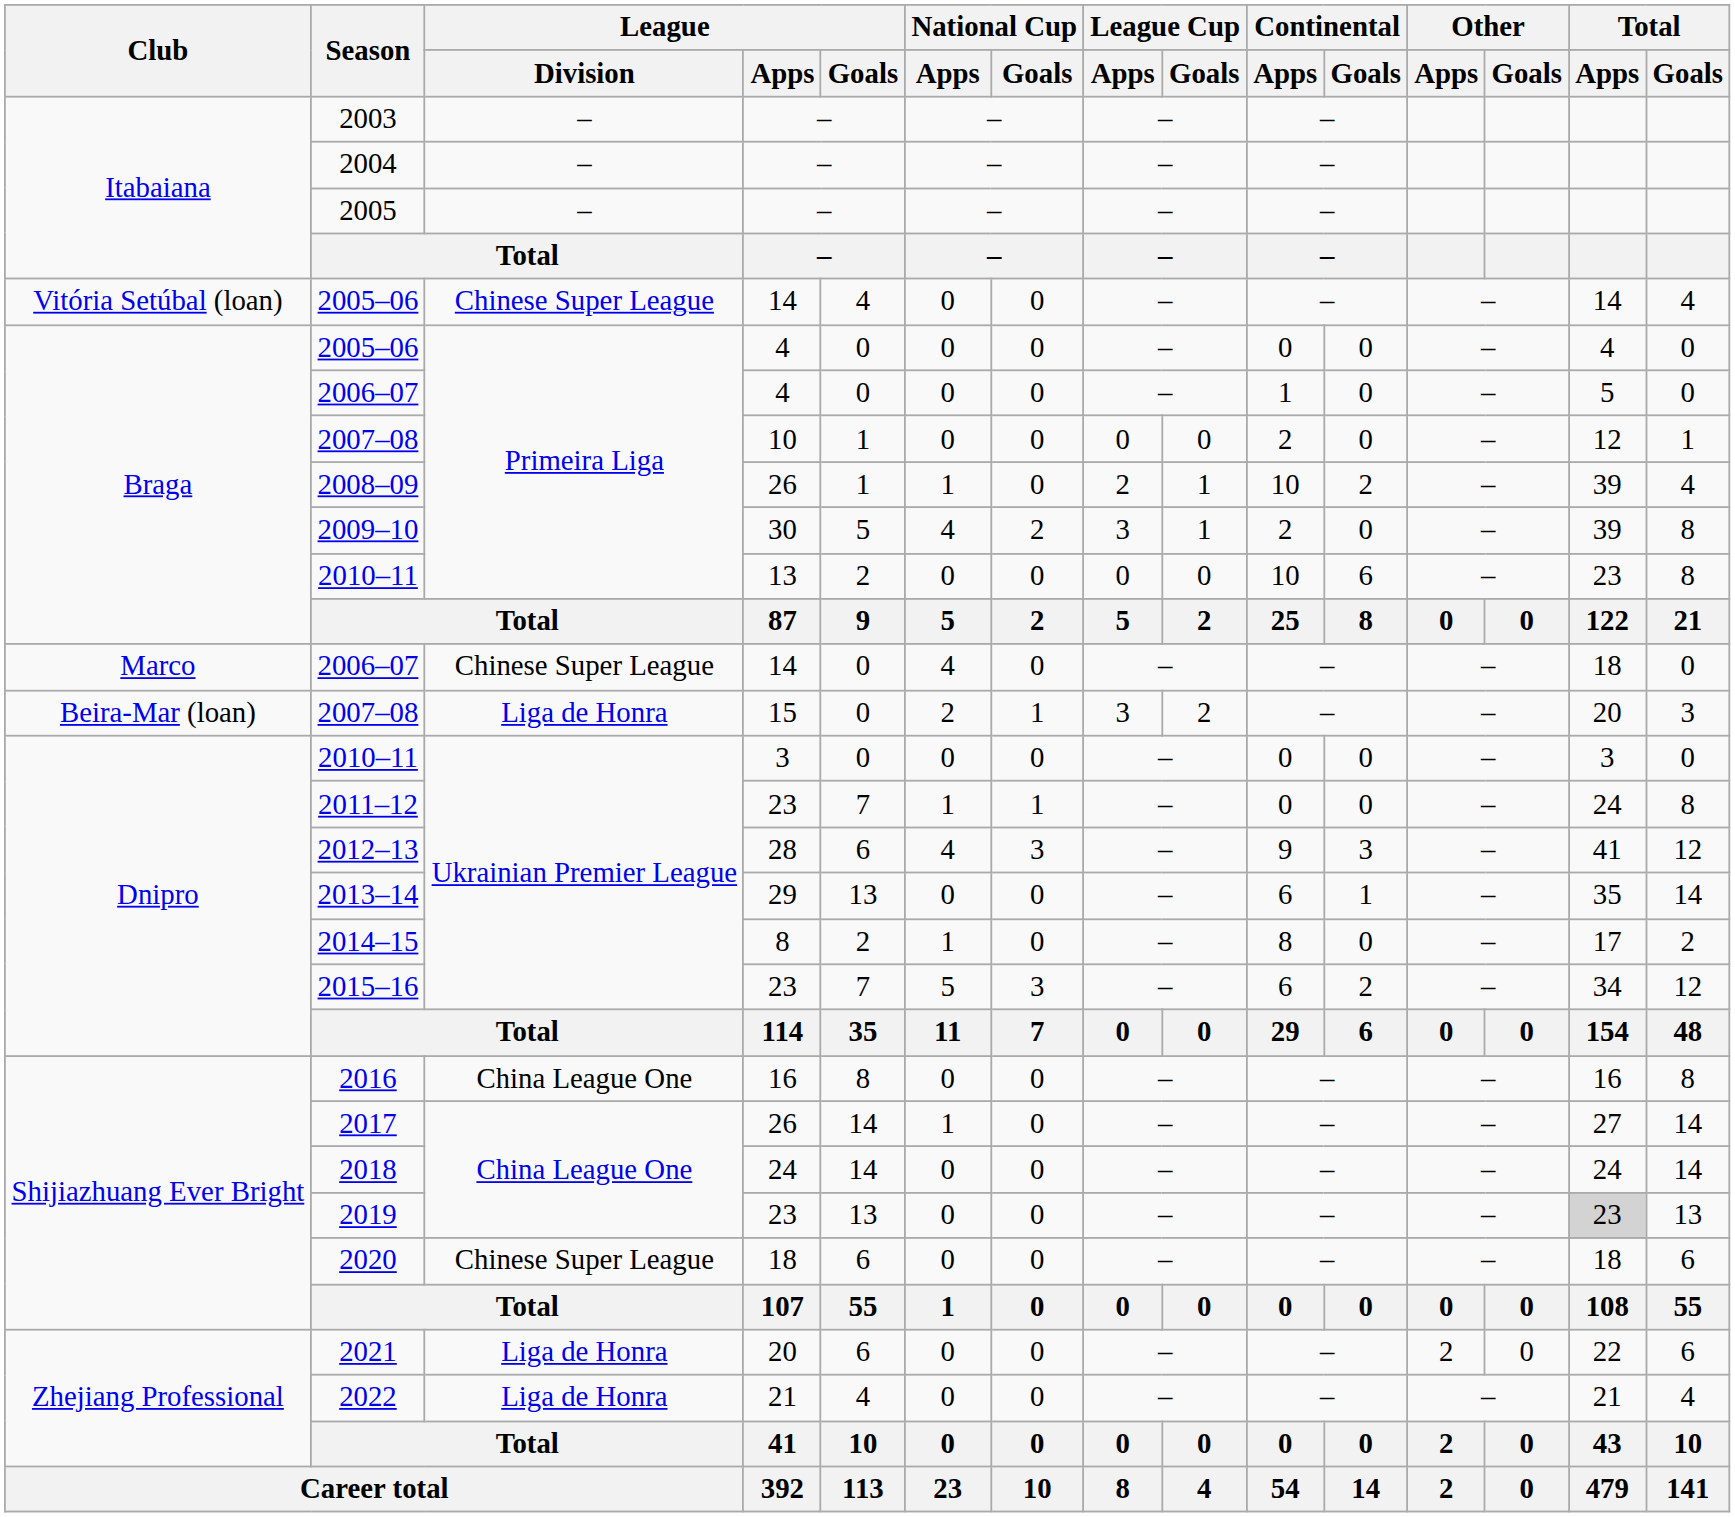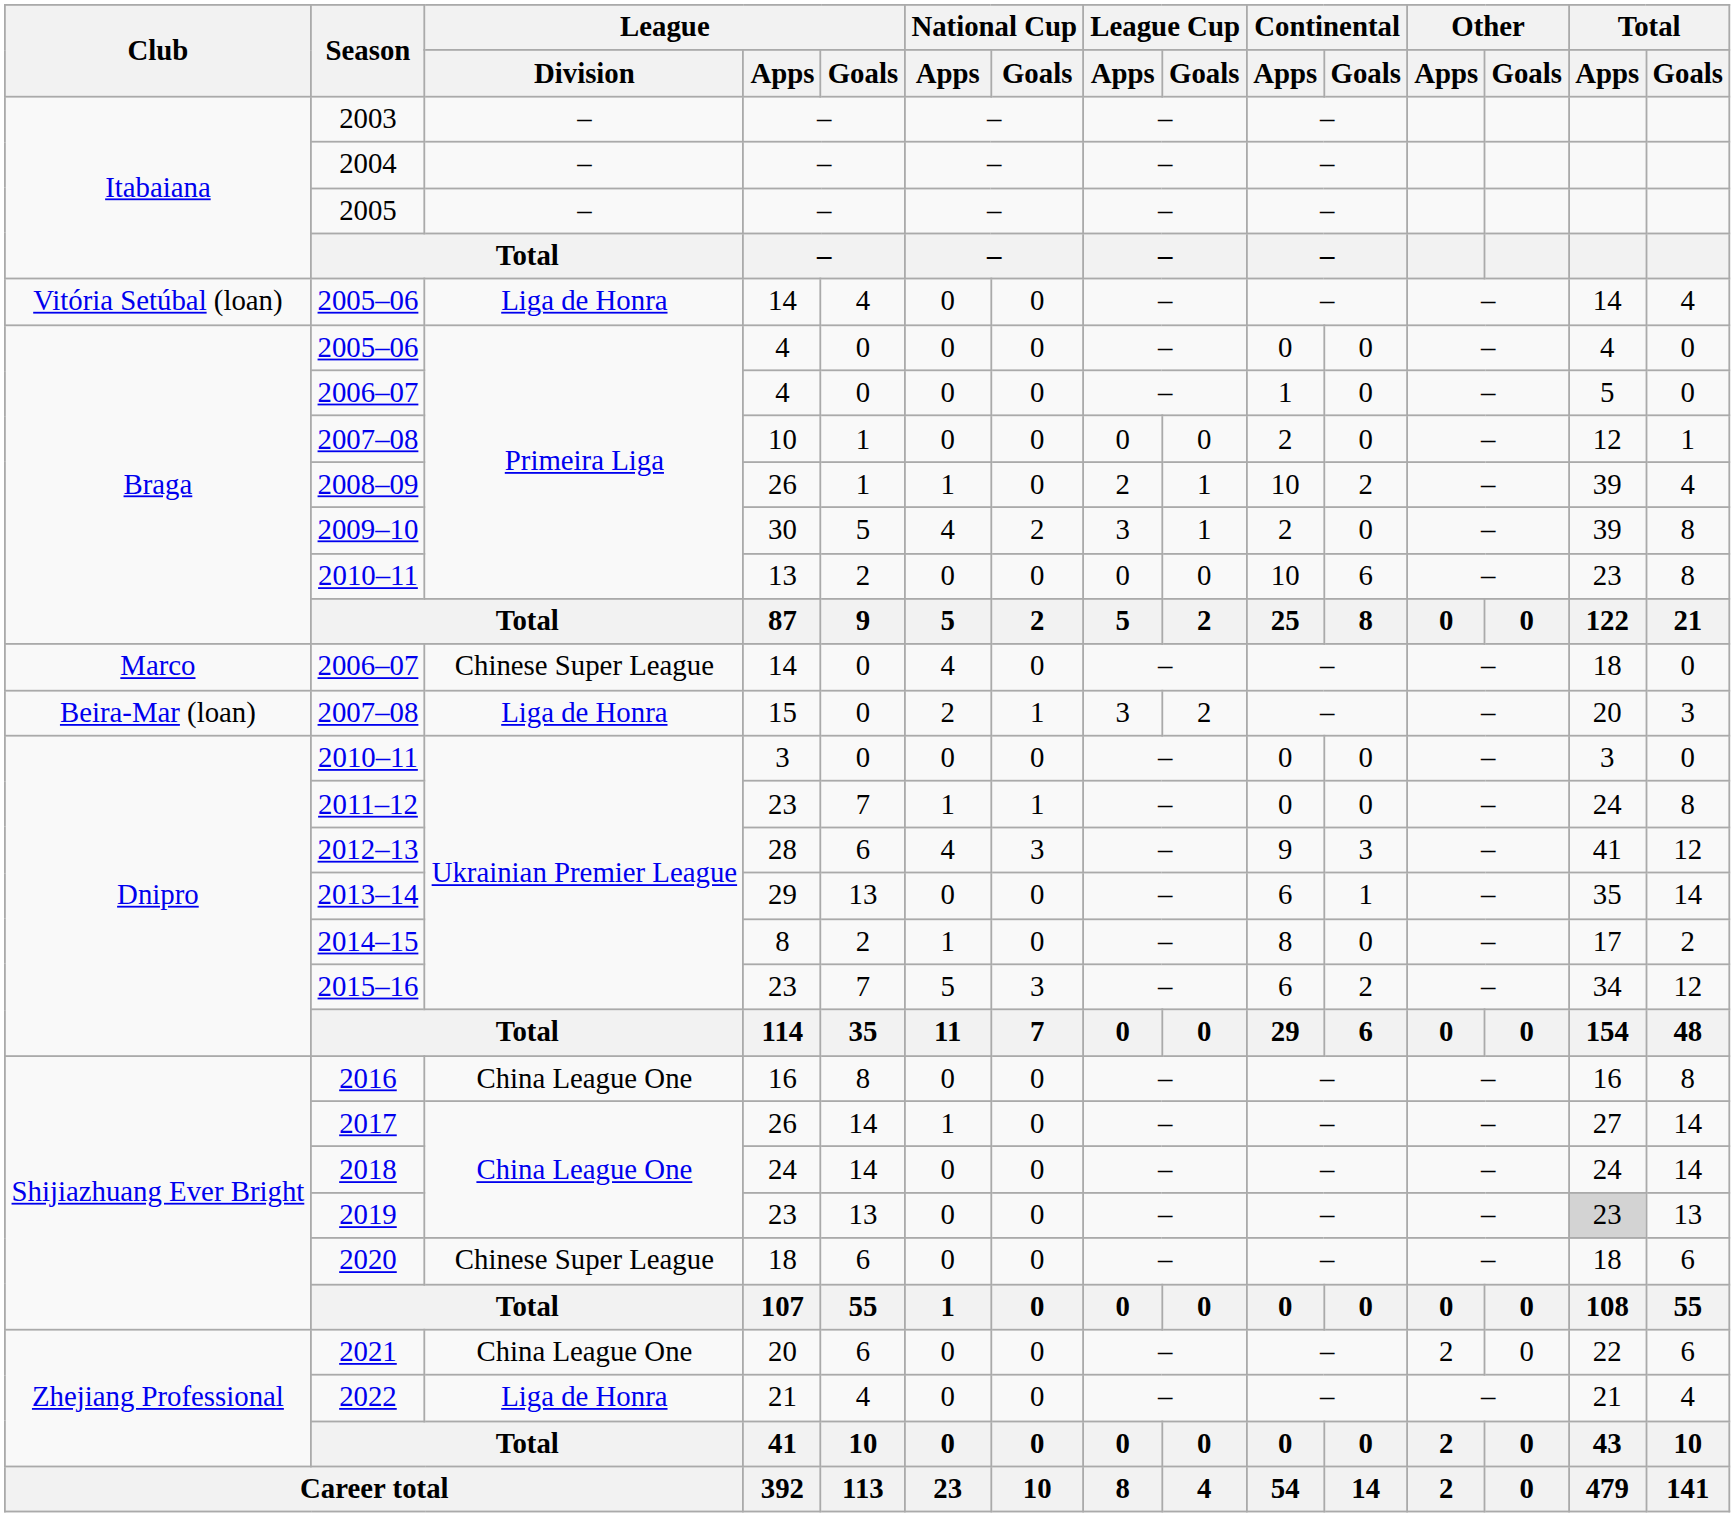(584, 301) Chinese Super League -> (584, 301) Liga de Honra
(584, 1351) Liga de Honra -> (584, 1351) China League One
